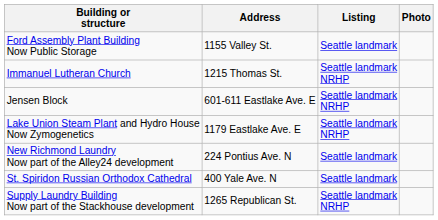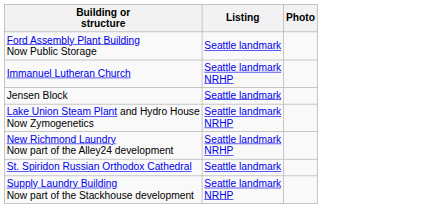- column: (260, 18)
(359, 101) Seattle landmark NRHP -> (243, 95) Seattle landmark
(359, 157) Seattle landmark -> (243, 145) Seattle landmark NRHP
